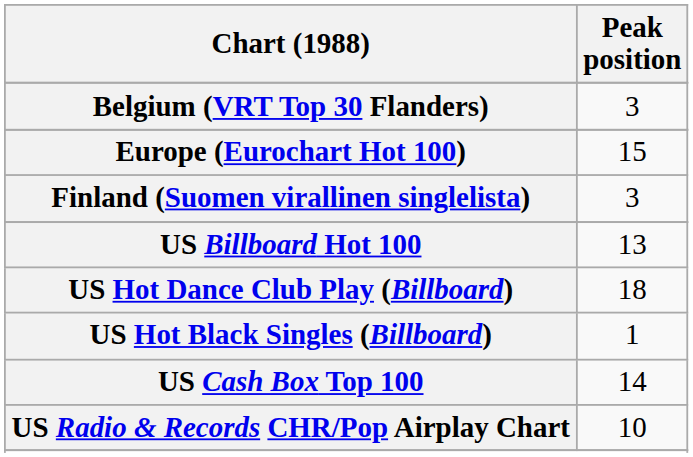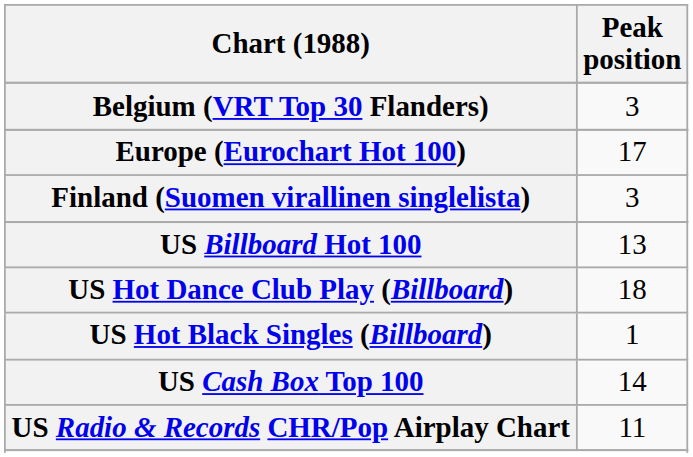(632, 151) 15 -> (632, 151) 17
(632, 427) 10 -> (632, 427) 11
